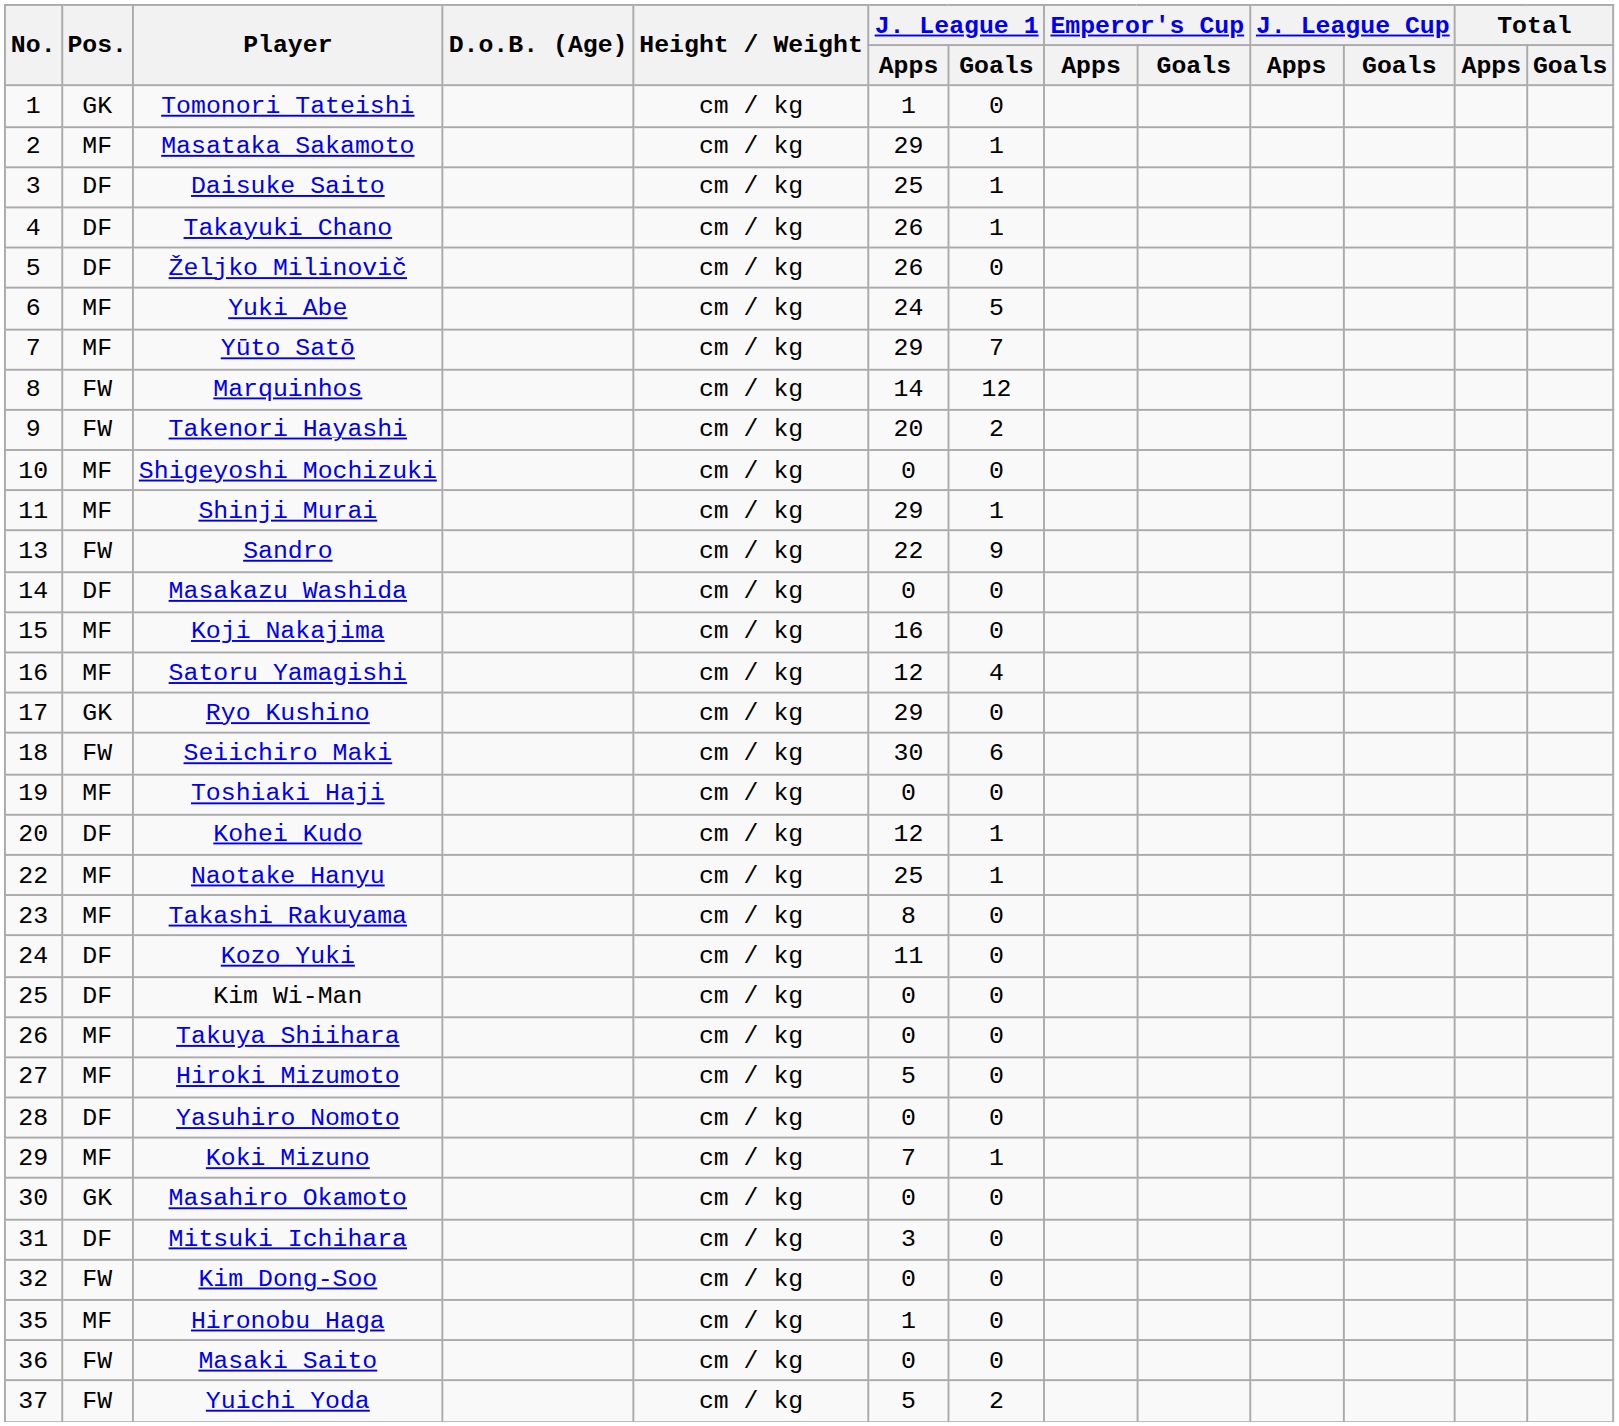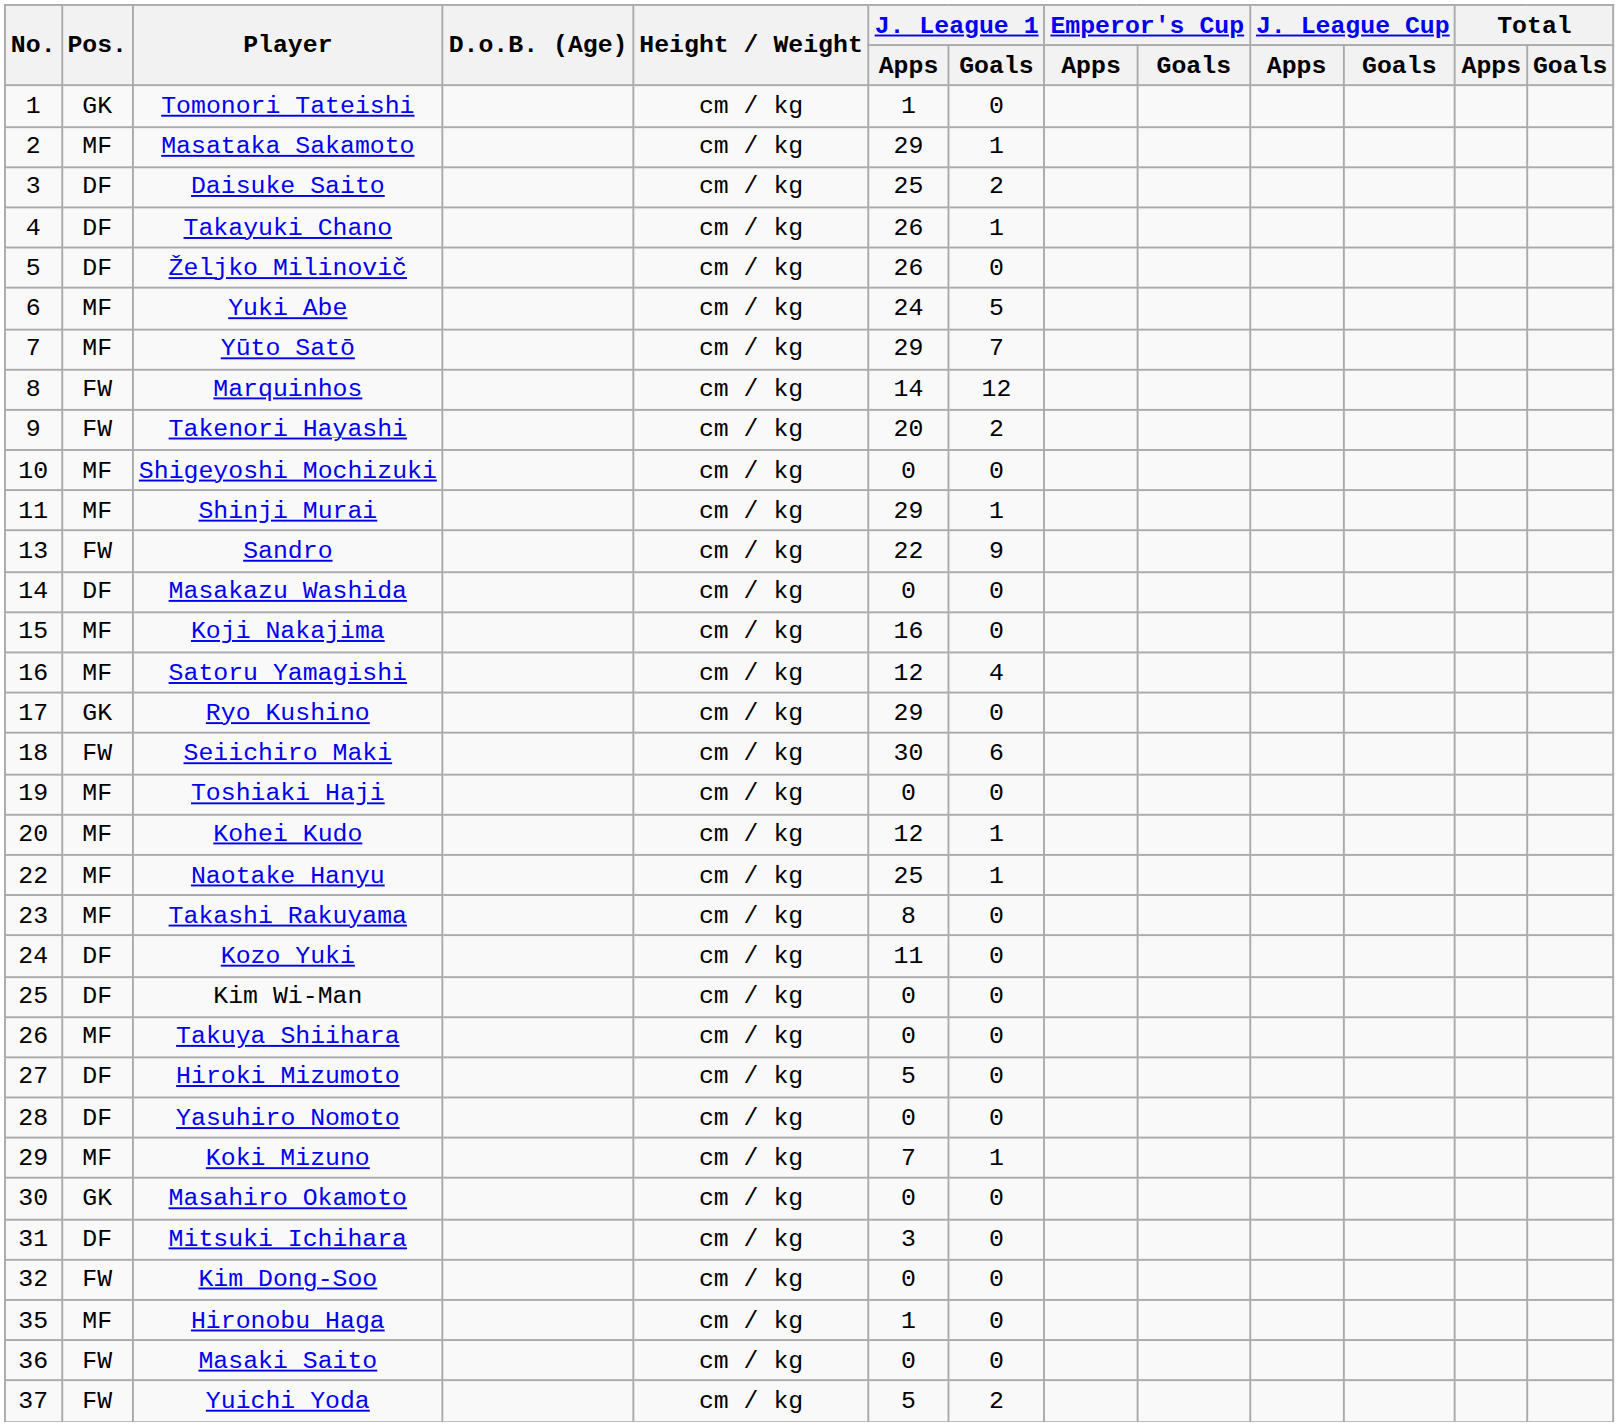(996, 187) 1 -> (996, 187) 2
(97, 835) DF -> (97, 835) MF
(97, 1077) MF -> (97, 1077) DF
